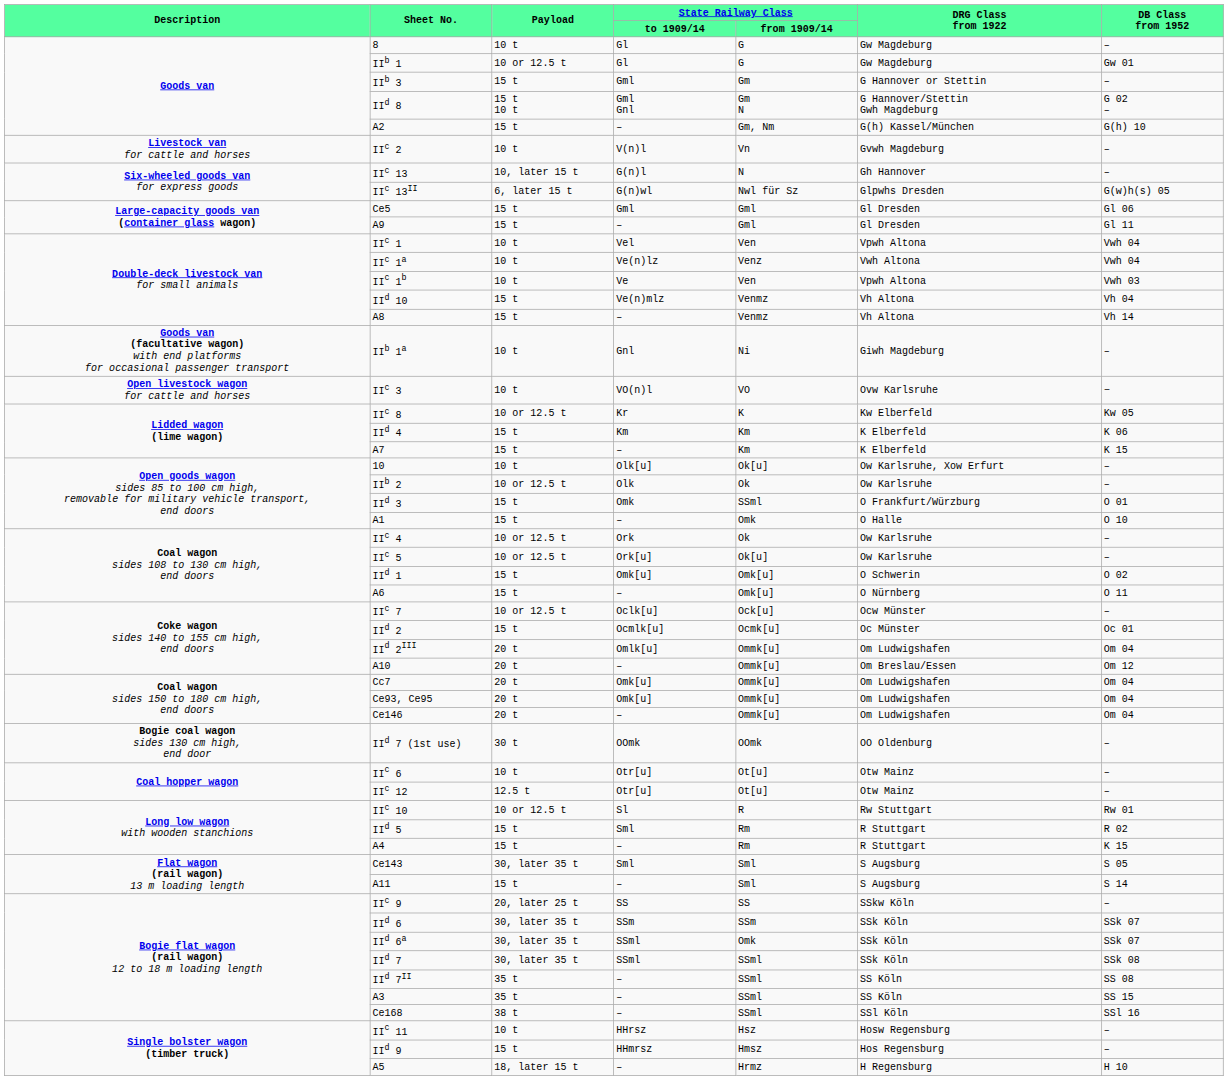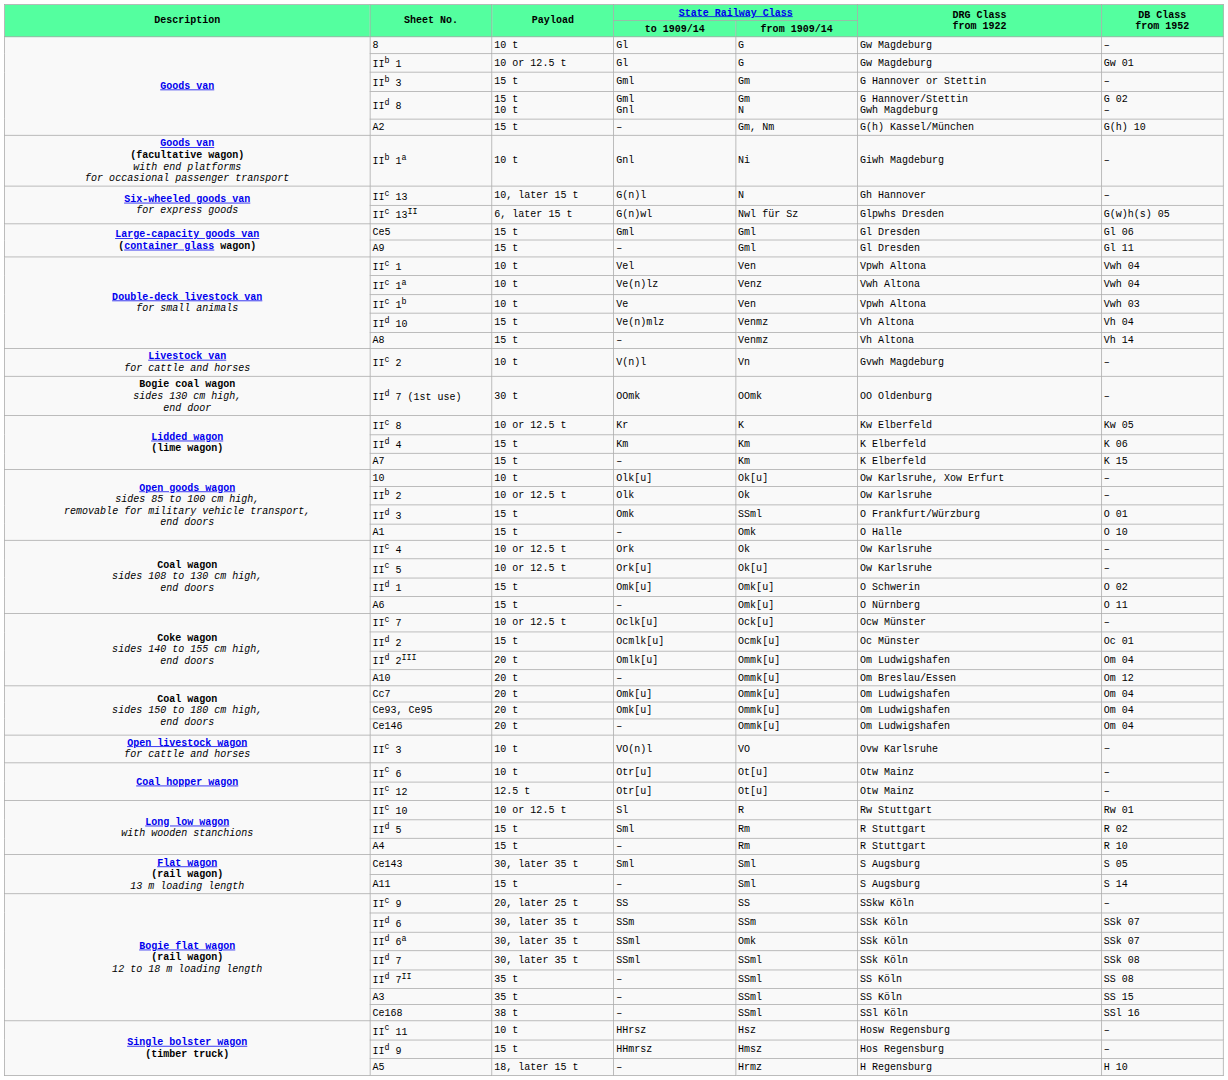rows swapped: (389, 351) <-> (387, 149)
rows swapped: (387, 390) <-> (417, 743)
(1116, 847) K 15 -> (1116, 847) R 10
